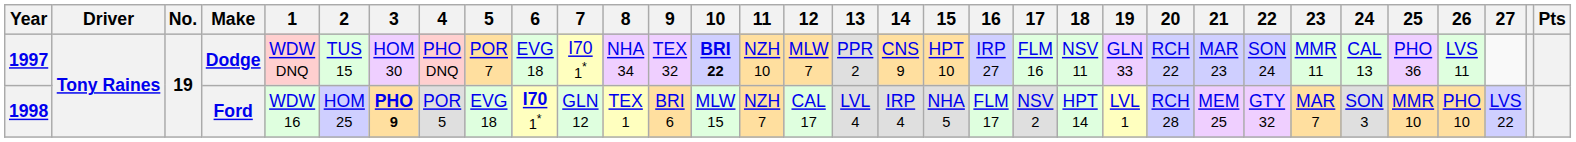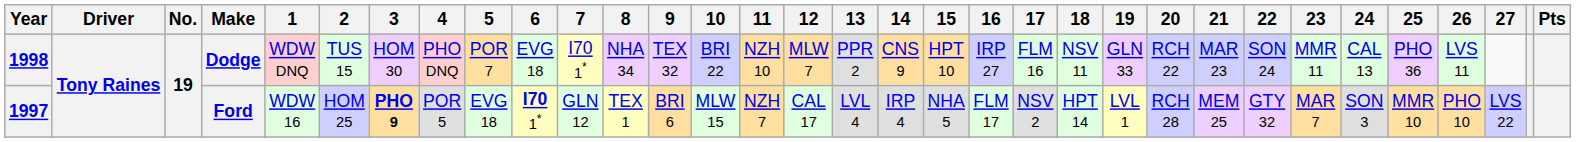(29, 60) 1997 -> (29, 60) 1998
(716, 60) bold -> (716, 59) normal
(29, 111) 1998 -> (29, 111) 1997
